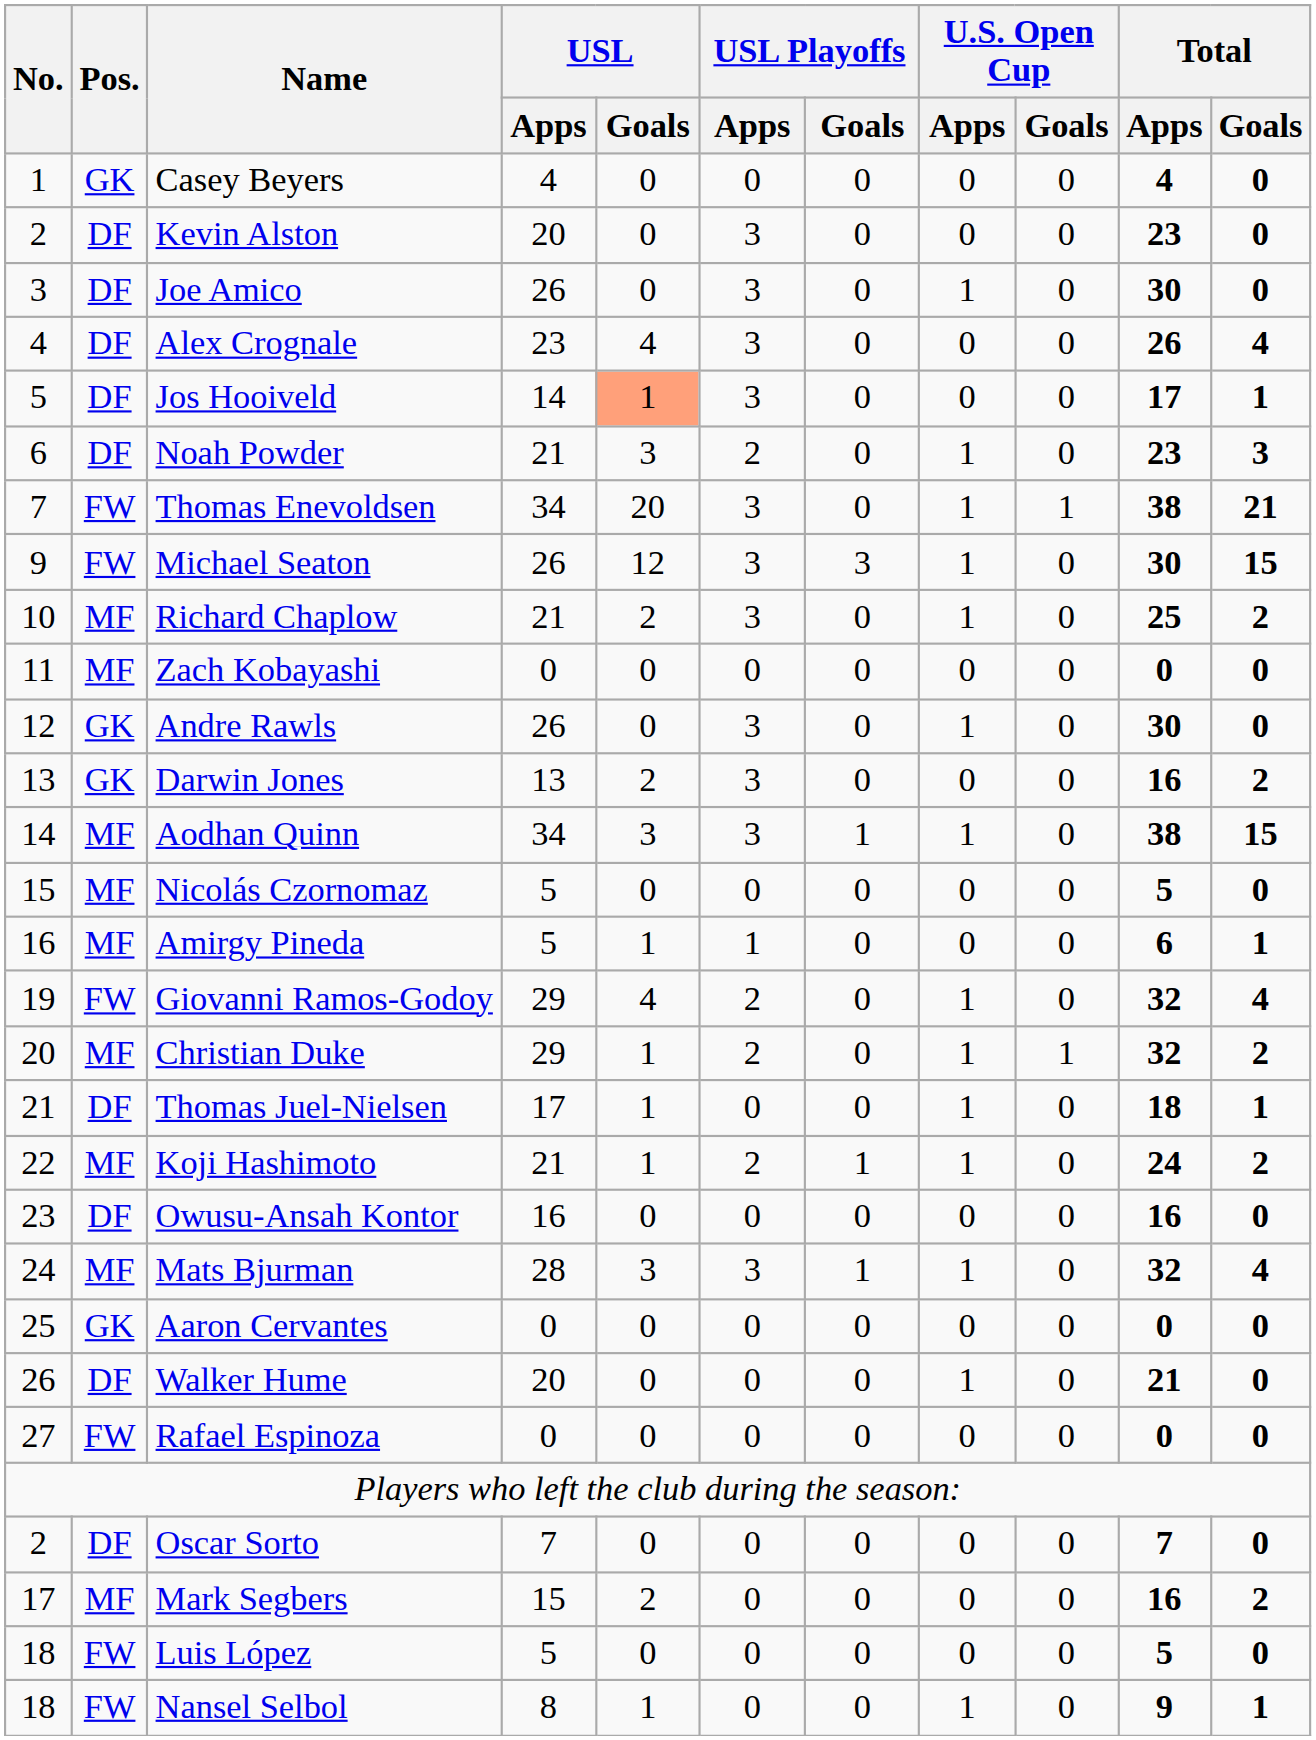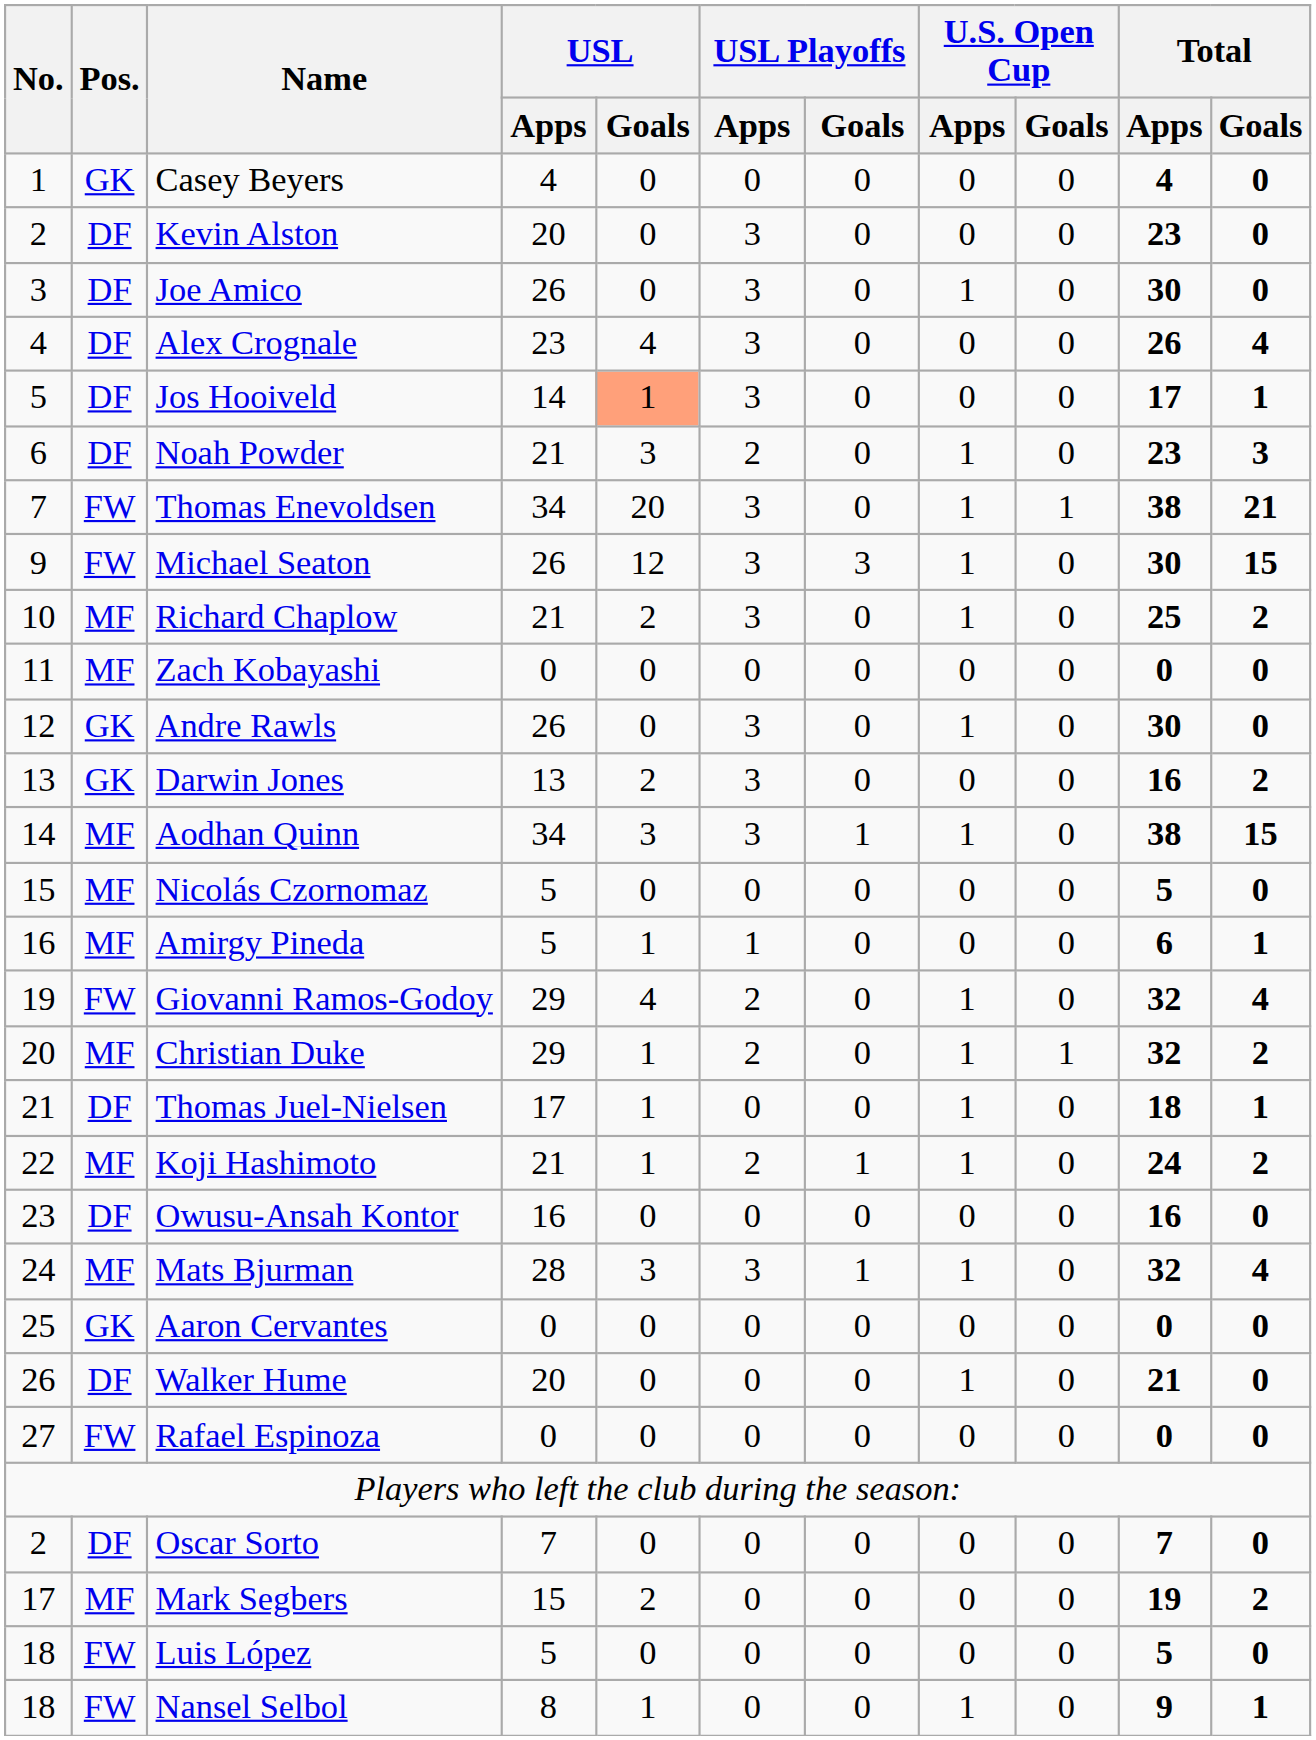(1164, 1598) 16 -> (1164, 1598) 19
